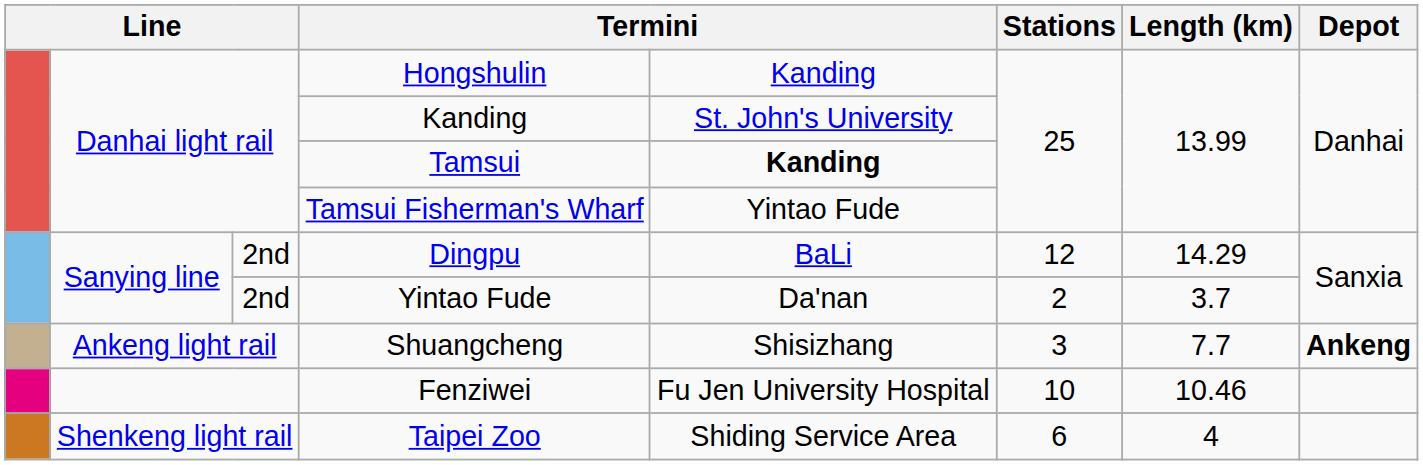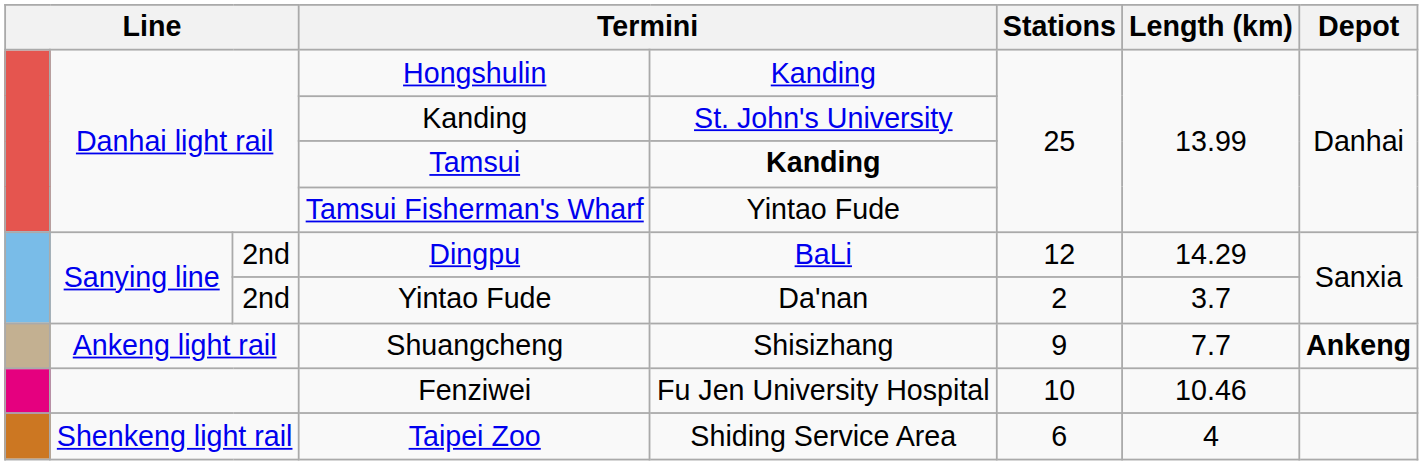(1059, 345) 3 -> (1059, 345) 9
